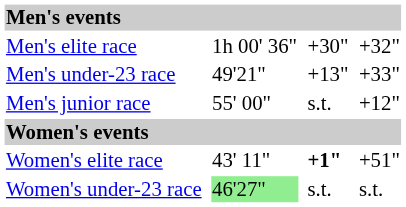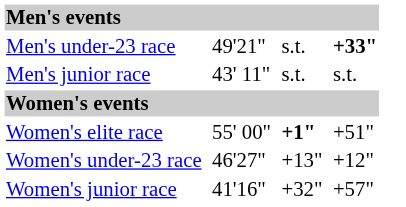- row: (71, 46)
(328, 74) +13" -> (294, 46) s.t.
(379, 74) normal -> (355, 46) bold
(242, 103) 55' 00" -> (241, 74) 43' 11"
(379, 103) +12" -> (345, 74) s.t.
(241, 160) 43' 11" -> (242, 131) 55' 00"
(239, 189) lightgreen background -> (239, 160) no background
(320, 189) s.t. -> (302, 160) +13"
(371, 189) s.t. -> (353, 160) +12"
+ row: (91, 189)
